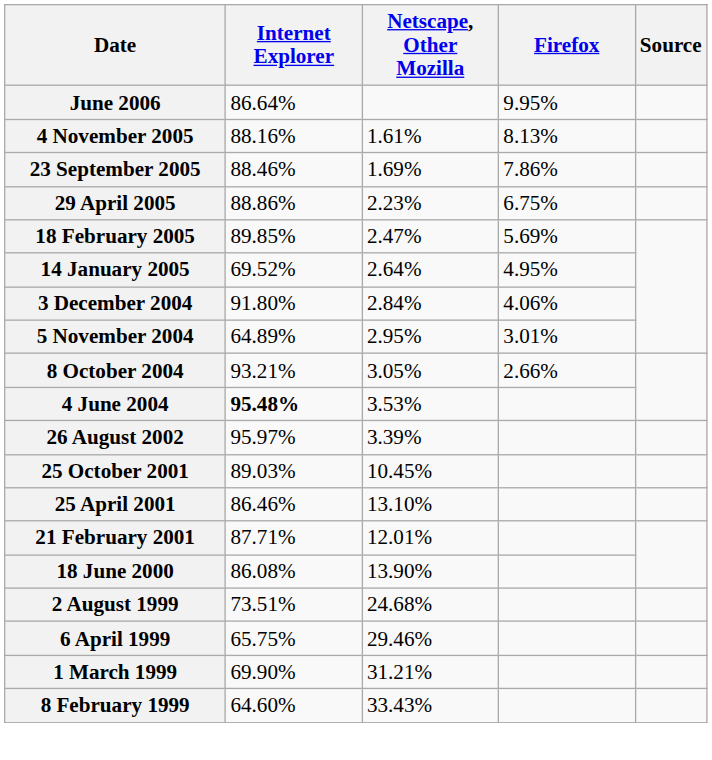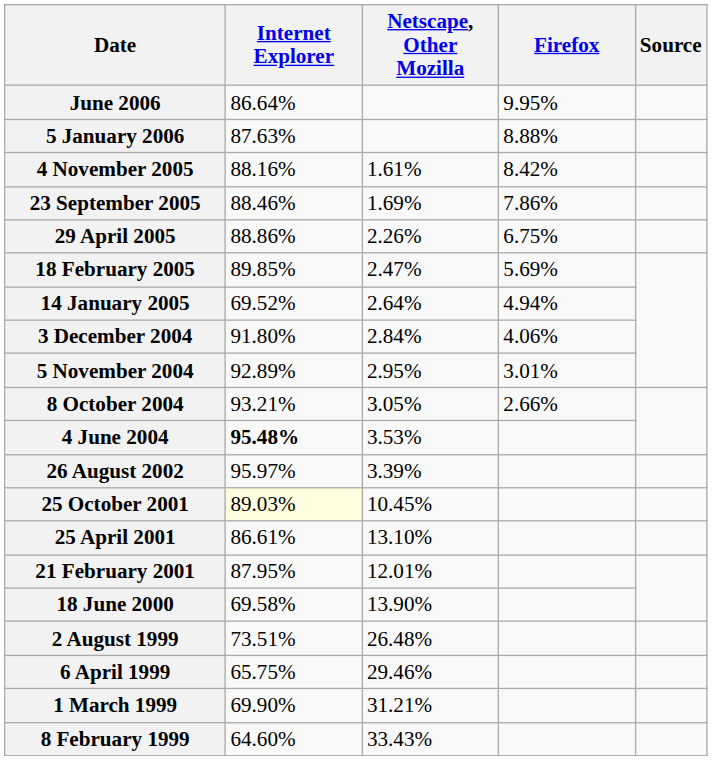+ row: (115, 135)
(531, 135) 8.13% -> (531, 169) 8.42%
(394, 202) 2.23% -> (394, 236) 2.26%
(531, 269) 4.95% -> (531, 303) 4.94%
(263, 336) 64.89% -> (263, 370) 92.89%
(263, 470) no background -> (263, 504) lightyellow background
(263, 504) 86.46% -> (263, 537) 86.61%
(263, 537) 87.71% -> (263, 571) 87.95%
(263, 571) 86.08% -> (263, 604) 69.58%
(399, 604) 24.68% -> (399, 638) 26.48%
